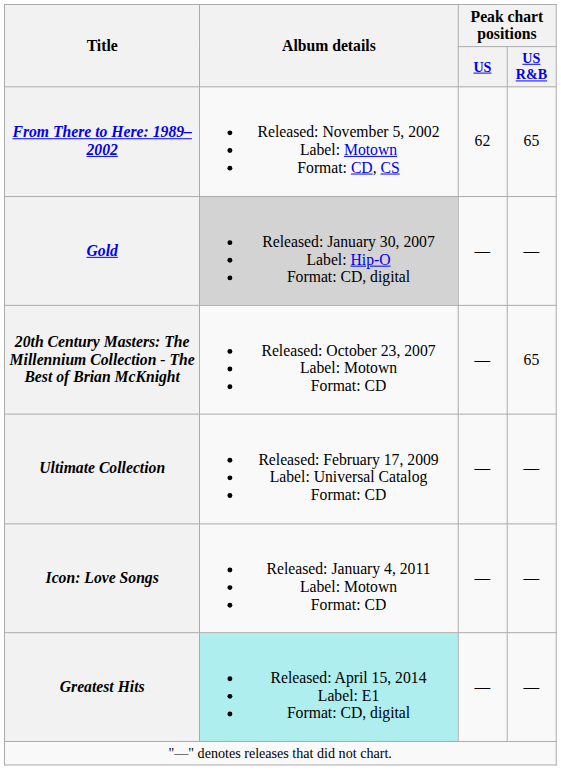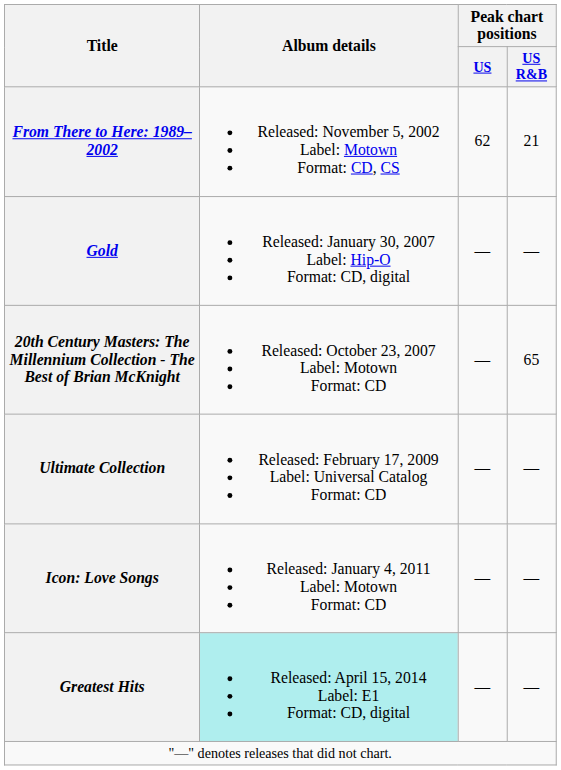(531, 141) 65 -> (531, 141) 21
(329, 259) lightgrey background -> (329, 259) no background
